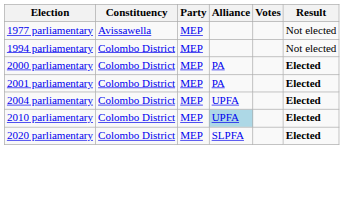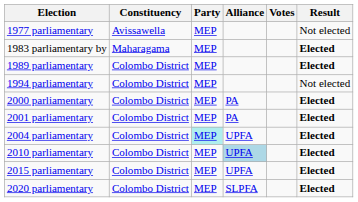+ row: (57, 48)
+ row: (50, 65)
(192, 100) no background -> (205, 135) paleturquoise background
+ row: (50, 170)
